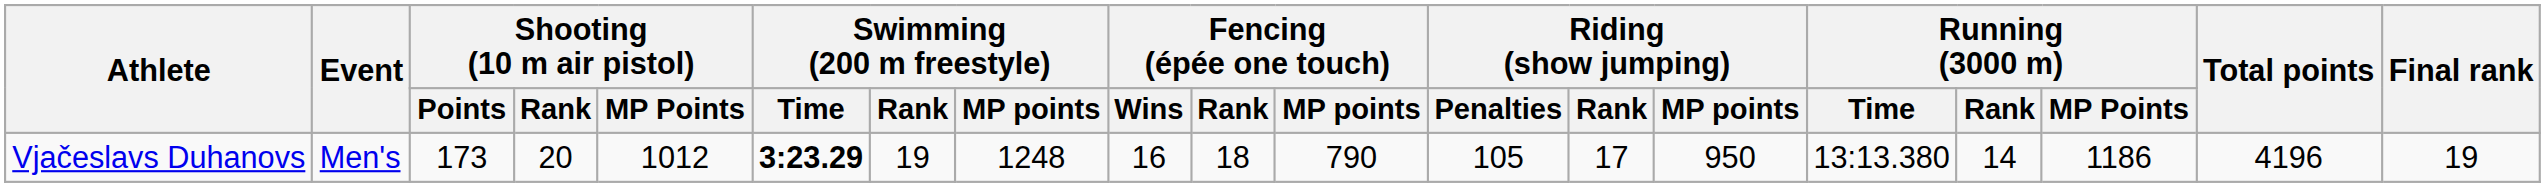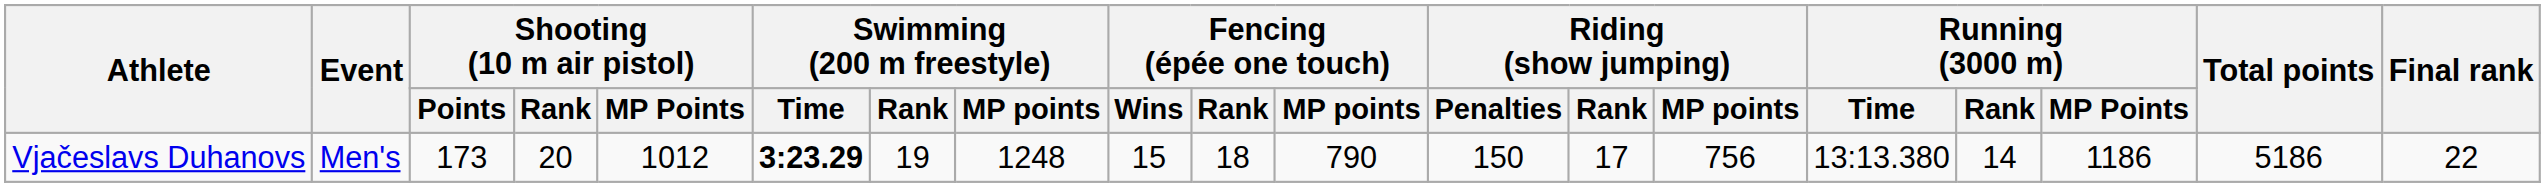(1149, 158) 16 -> (1149, 158) 15
(1498, 158) 105 -> (1498, 158) 150
(1730, 158) 950 -> (1730, 158) 756
(2289, 158) 4196 -> (2289, 158) 5186
(2461, 158) 19 -> (2461, 158) 22
